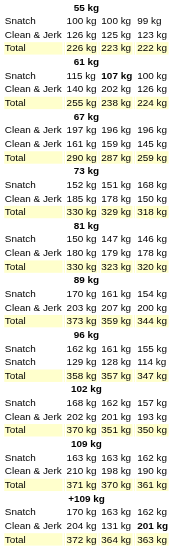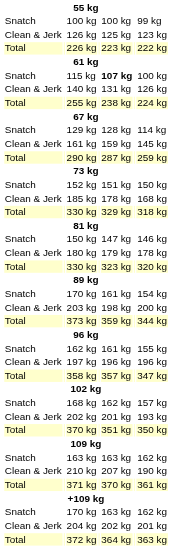(116, 89) 202 kg -> (116, 89) 131 kg
rows swapped: (20, 362) <-> (33, 130)
(152, 184) 168 kg -> (152, 184) 150 kg
(152, 198) 150 kg -> (152, 198) 168 kg
(116, 307) 207 kg -> (116, 307) 198 kg
(116, 471) 198 kg -> (116, 471) 207 kg
(116, 525) 131 kg -> (116, 525) 202 kg
(153, 525) bold -> (152, 525) normal
